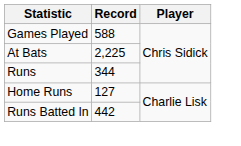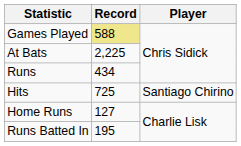(105, 33) no background -> (105, 33) khaki background
(105, 72) 344 -> (105, 72) 434
+ row: (18, 92)
(105, 111) 442 -> (105, 131) 195
